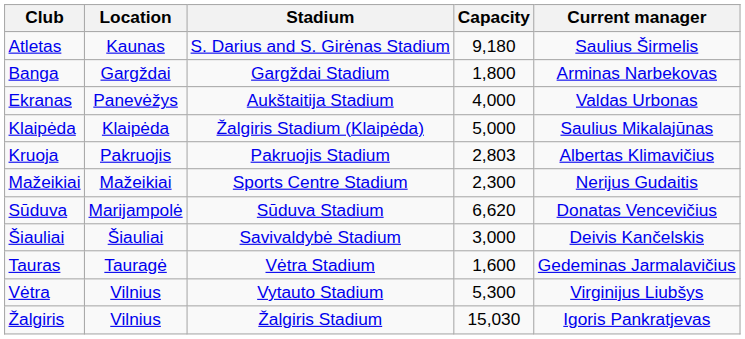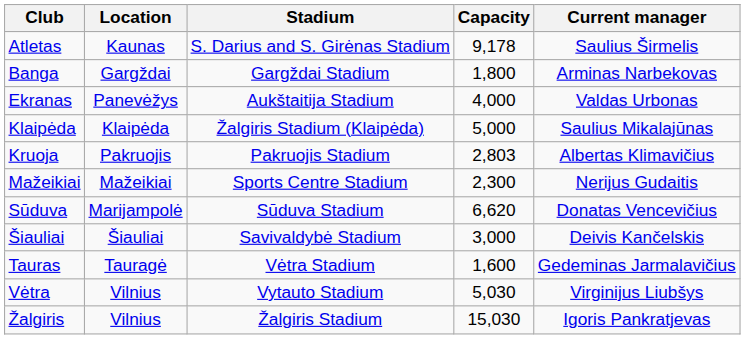(494, 45) 9,180 -> (494, 45) 9,178
(494, 292) 5,300 -> (494, 292) 5,030
